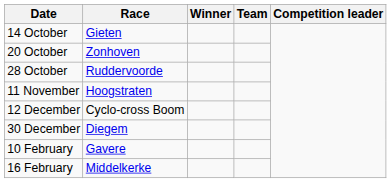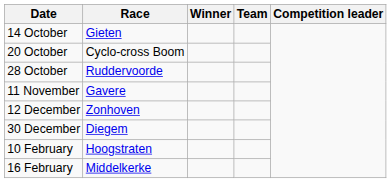(113, 52) Zonhoven -> (135, 52) Cyclo-cross Boom
(119, 91) Hoogstraten -> (106, 91) Gavere
(135, 110) Cyclo-cross Boom -> (113, 110) Zonhoven
(106, 149) Gavere -> (119, 149) Hoogstraten
